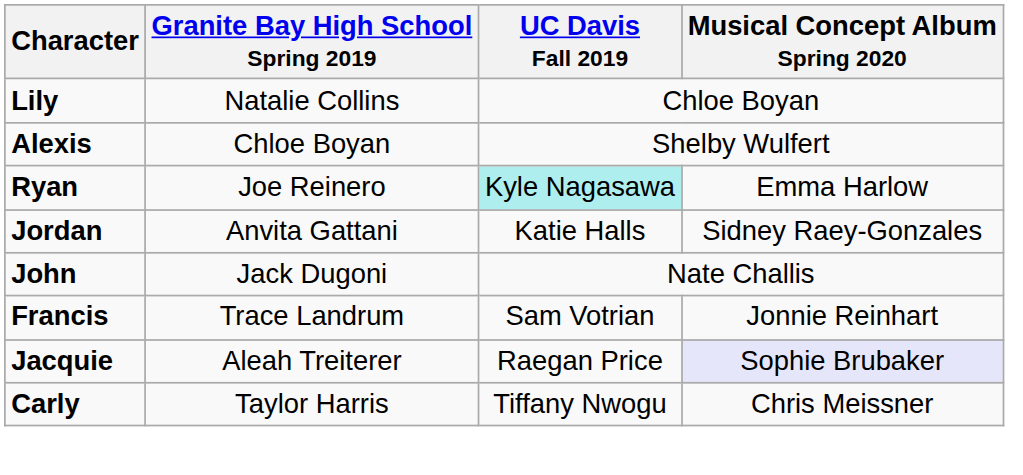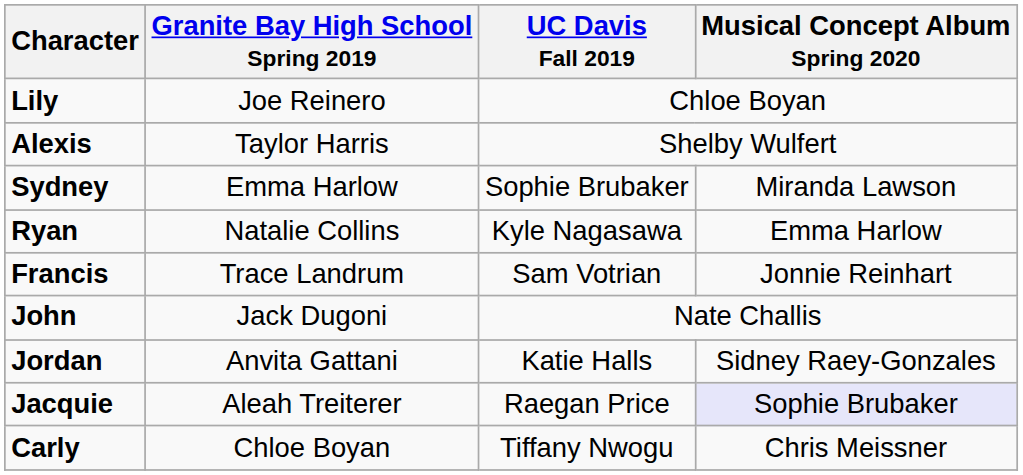(312, 100) Natalie Collins -> (312, 100) Joe Reinero
(312, 143) Chloe Boyan -> (312, 143) Taylor Harris
+ row: (60, 187)
(312, 187) Joe Reinero -> (312, 230) Natalie Collins
(580, 187) paleturquoise background -> (587, 230) no background
rows swapped: (57, 230) <-> (60, 317)
(312, 404) Taylor Harris -> (312, 447) Chloe Boyan
